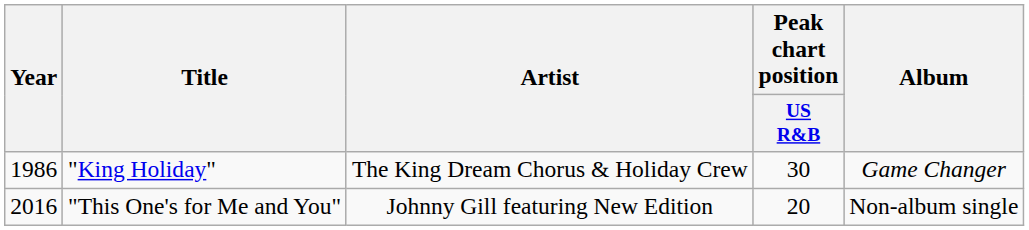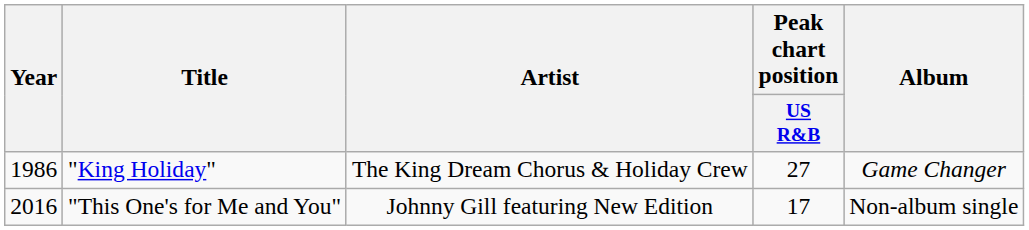(798, 169) 30 -> (798, 169) 27
(798, 206) 20 -> (798, 206) 17
